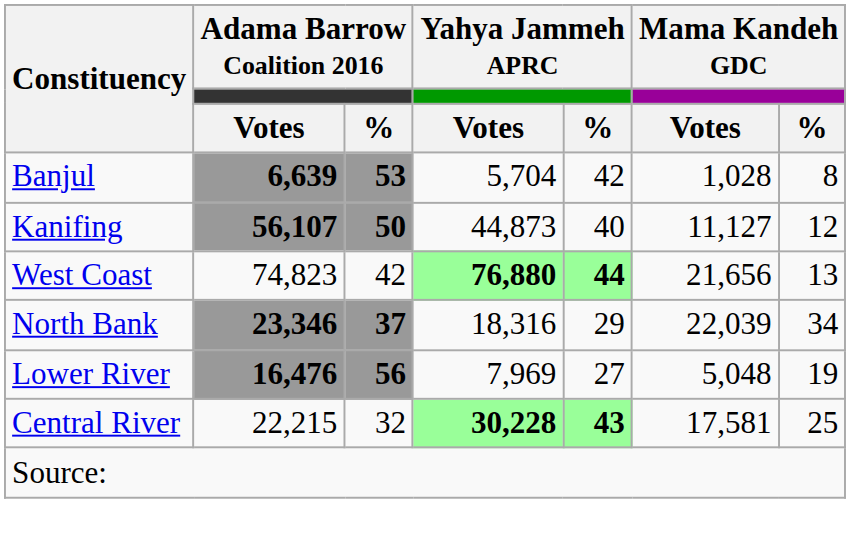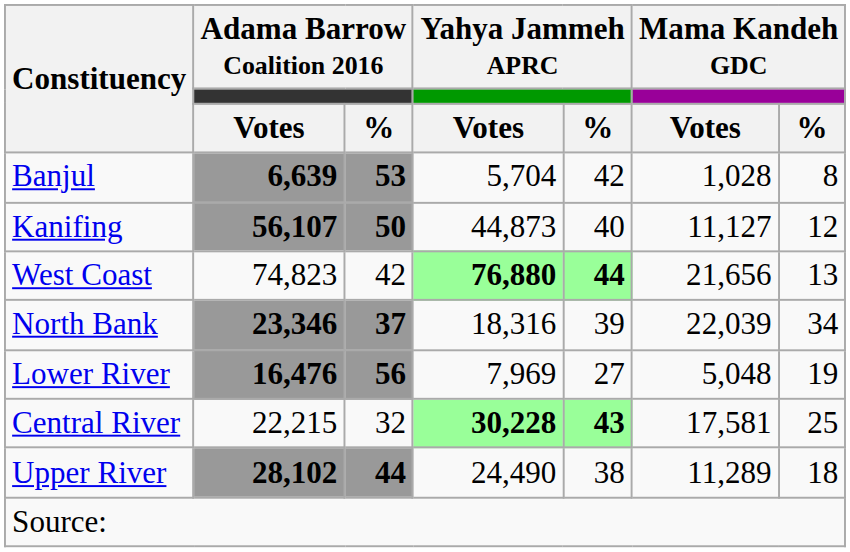(609, 324) 29 -> (609, 324) 39
+ row: (89, 472)
